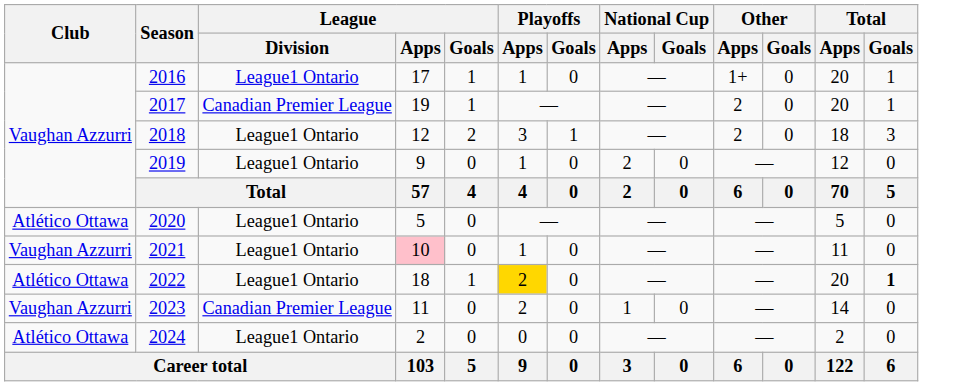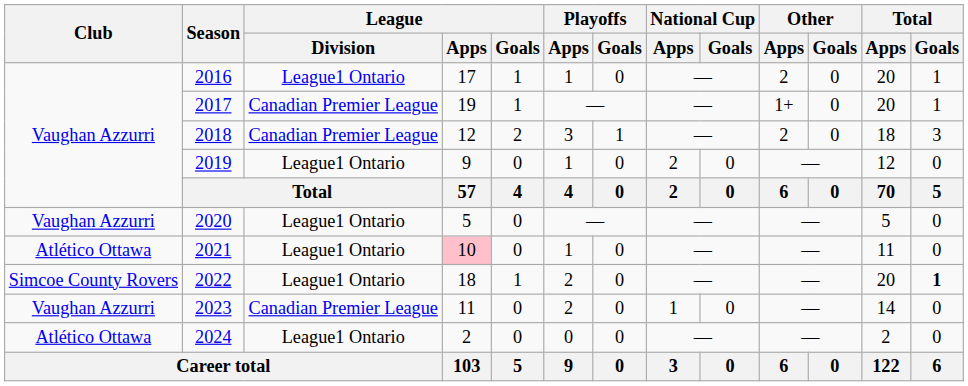(738, 76) 1+ -> (784, 76) 2
(738, 105) 2 -> (784, 105) 1+
(297, 134) League1 Ontario -> (343, 134) Canadian Premier League
(70, 221) Atlético Ottawa -> (93, 221) Vaughan Azzurri
(70, 250) Vaughan Azzurri -> (93, 250) Atlético Ottawa
(70, 279) Atlético Ottawa -> (93, 279) Simcoe County Rovers
(522, 279) gold background -> (569, 279) no background
